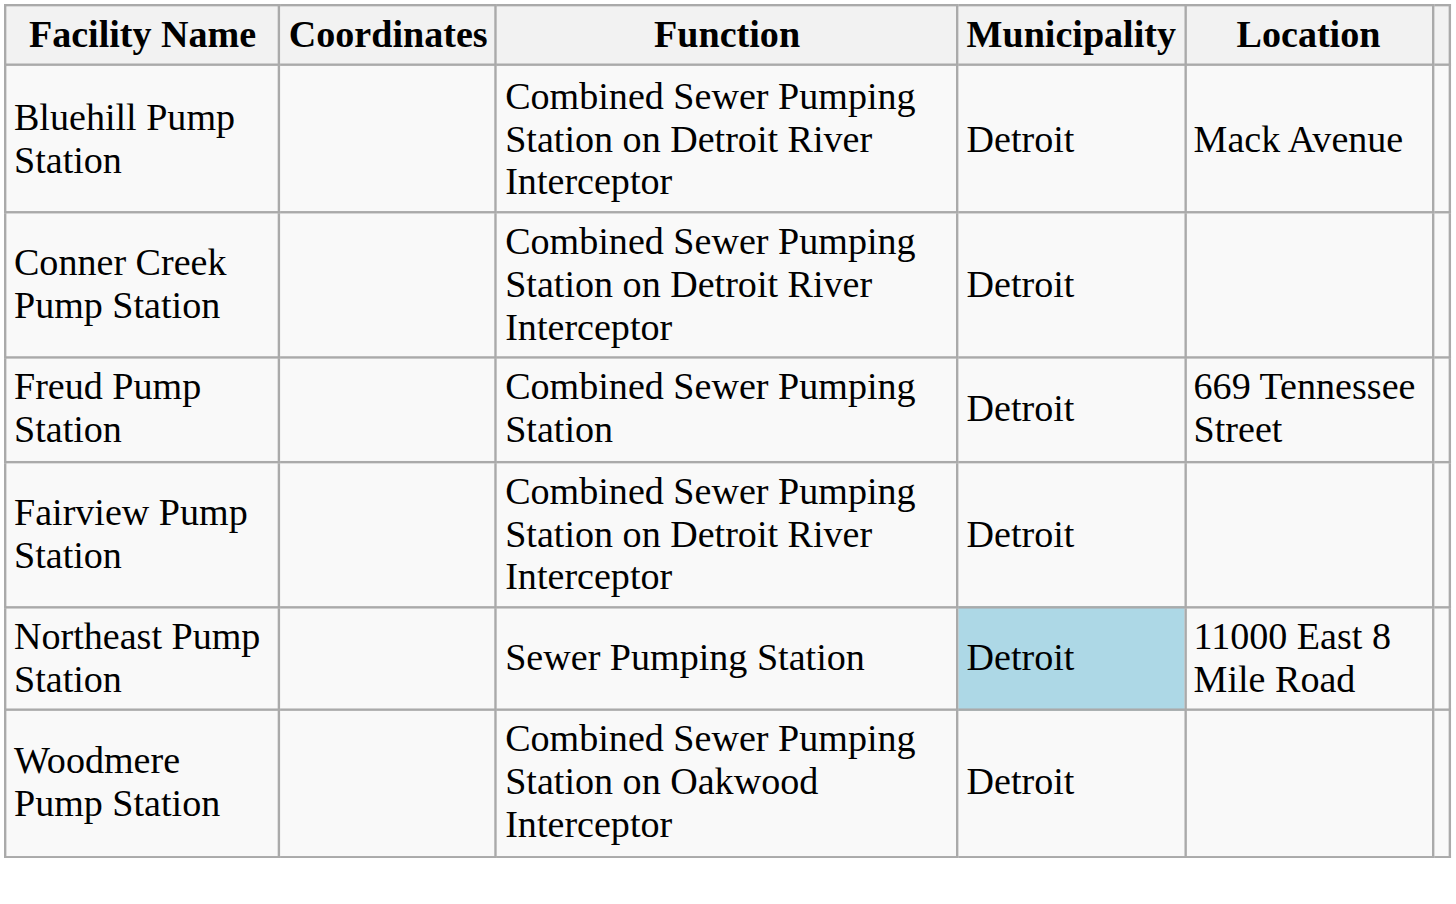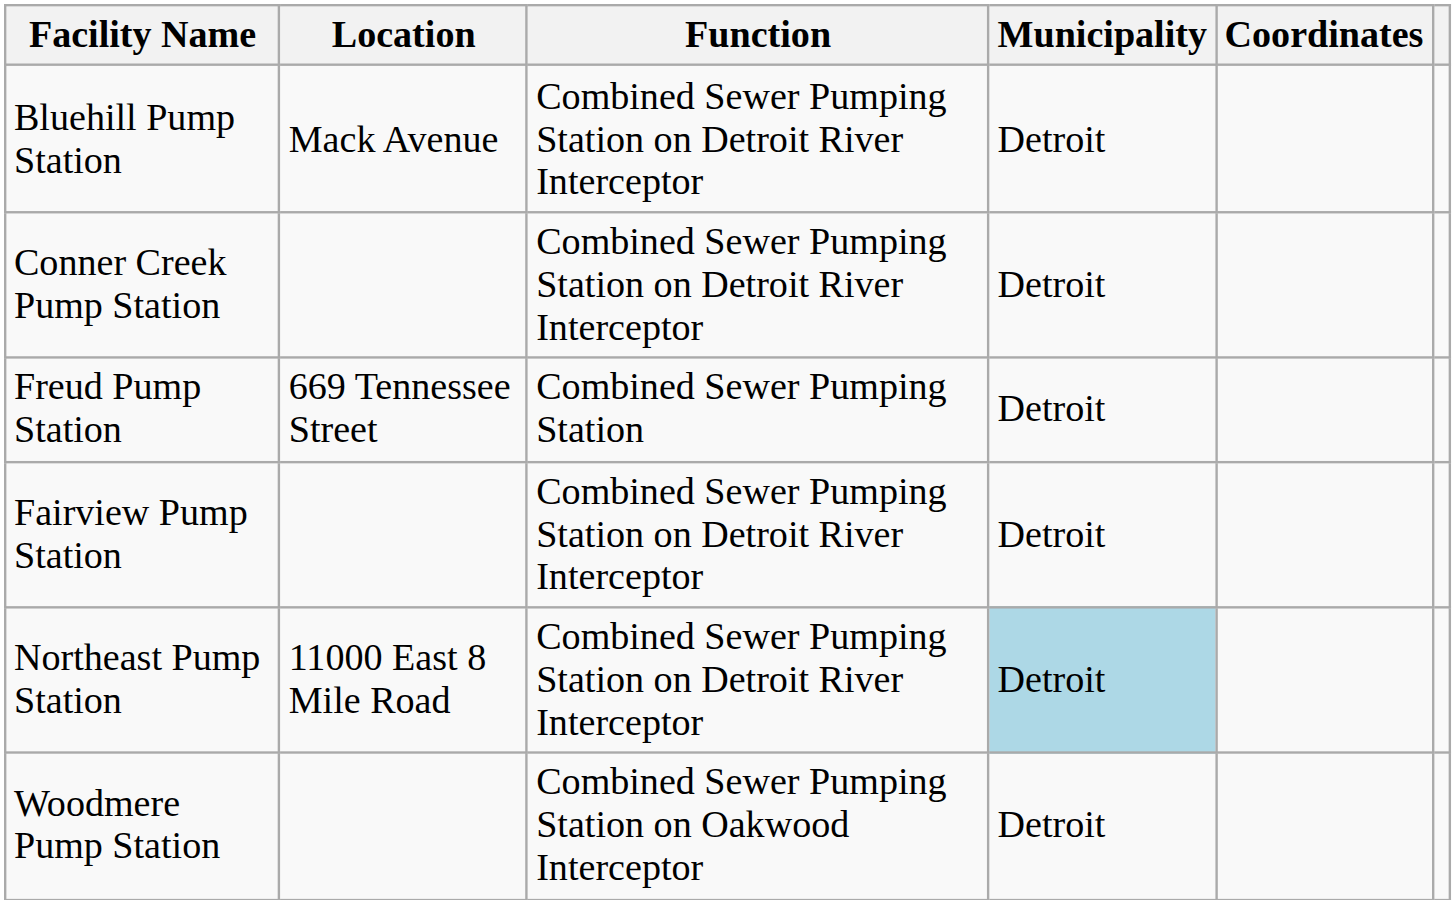columns swapped: (1308, 34) <-> (388, 34)
(685, 657) Sewer Pumping Station -> (741, 679) Combined Sewer Pumping Station on Detroit River Interceptor
